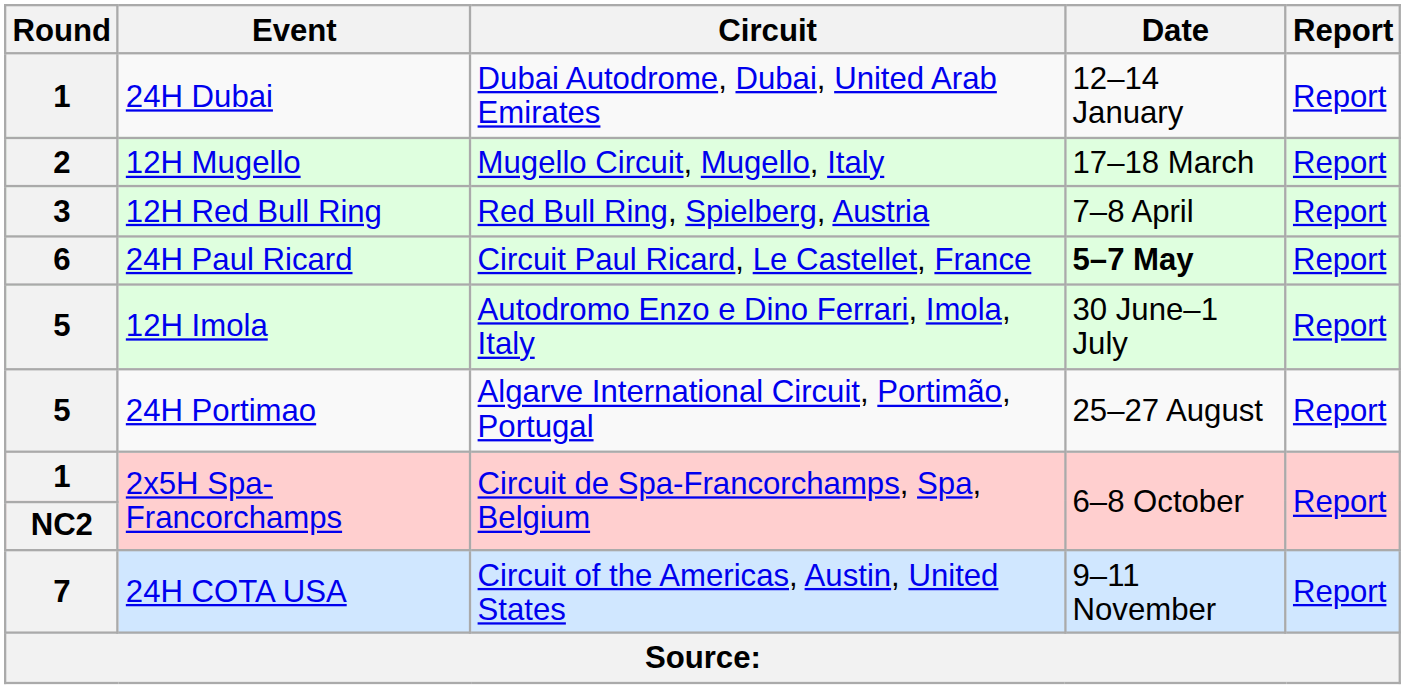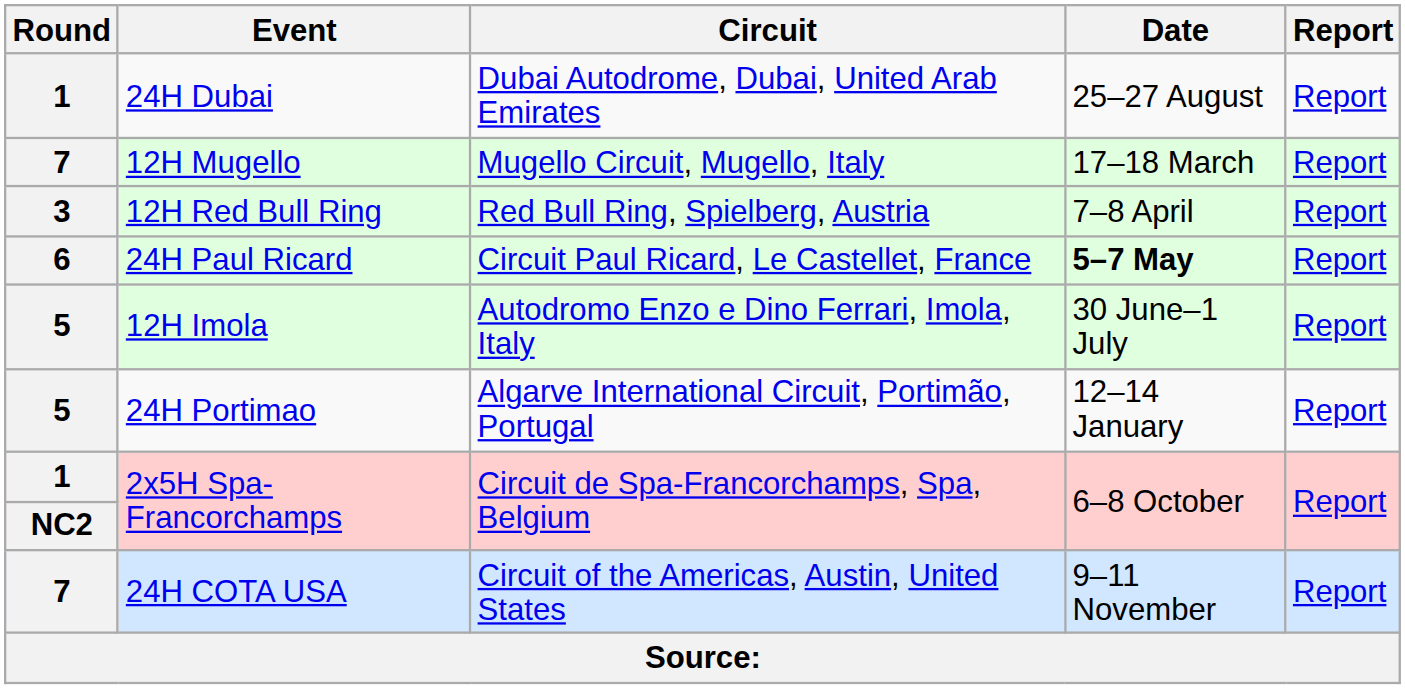(1128, 96) 12–14 January -> (1168, 96) 25–27 August
(62, 162) 2 -> (62, 162) 7
(1168, 410) 25–27 August -> (1128, 410) 12–14 January
